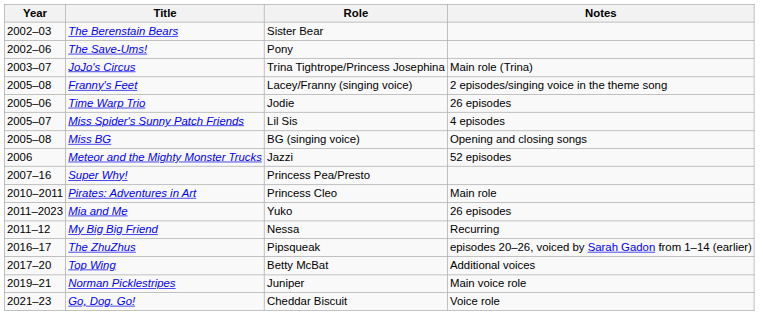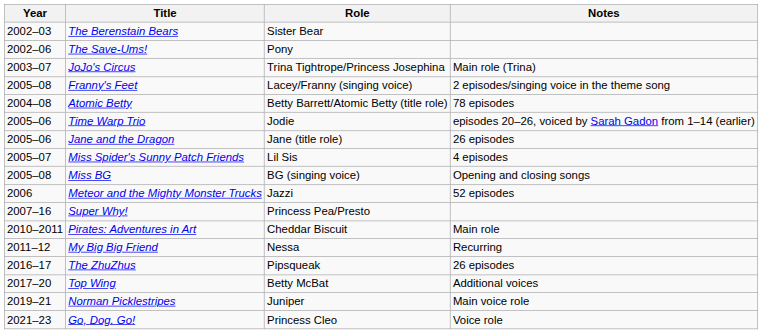+ row: (100, 103)
(481, 103) 26 episodes -> (604, 121) episodes 20–26, voiced by Sarah Gadon from 1–14 (earlier)
+ row: (121, 139)
(302, 193) Princess Cleo -> (307, 229) Cheddar Biscuit
- row: (98, 211)
(601, 247) episodes 20–26, voiced by Sarah Gadon from 1–14 (earlier) -> (484, 265) 26 episodes
(307, 301) Cheddar Biscuit -> (302, 319) Princess Cleo
